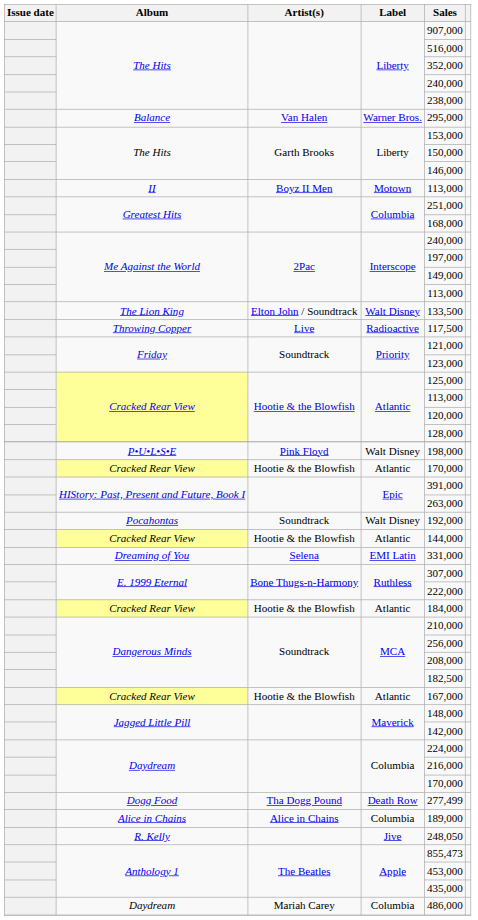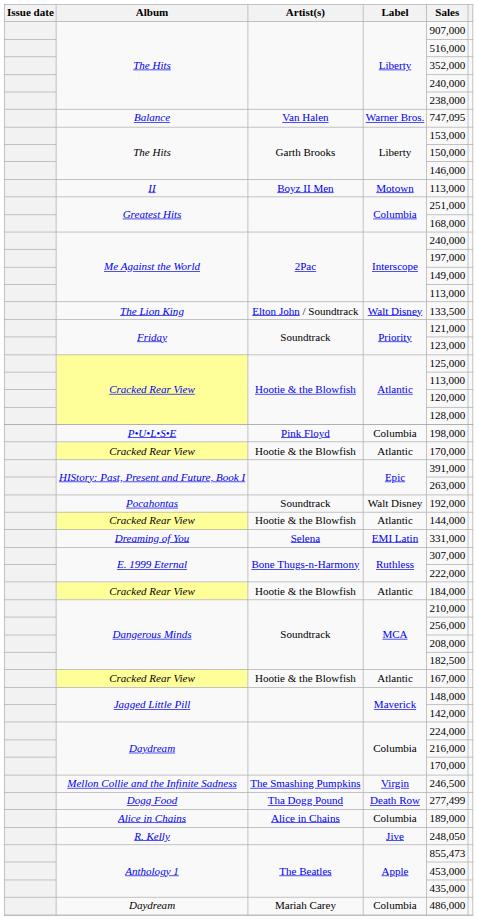(445, 118) 295,000 -> (447, 118) 747,095
- row: (152, 328)
(393, 450) Walt Disney -> (395, 433) Columbia
+ row: (152, 783)
